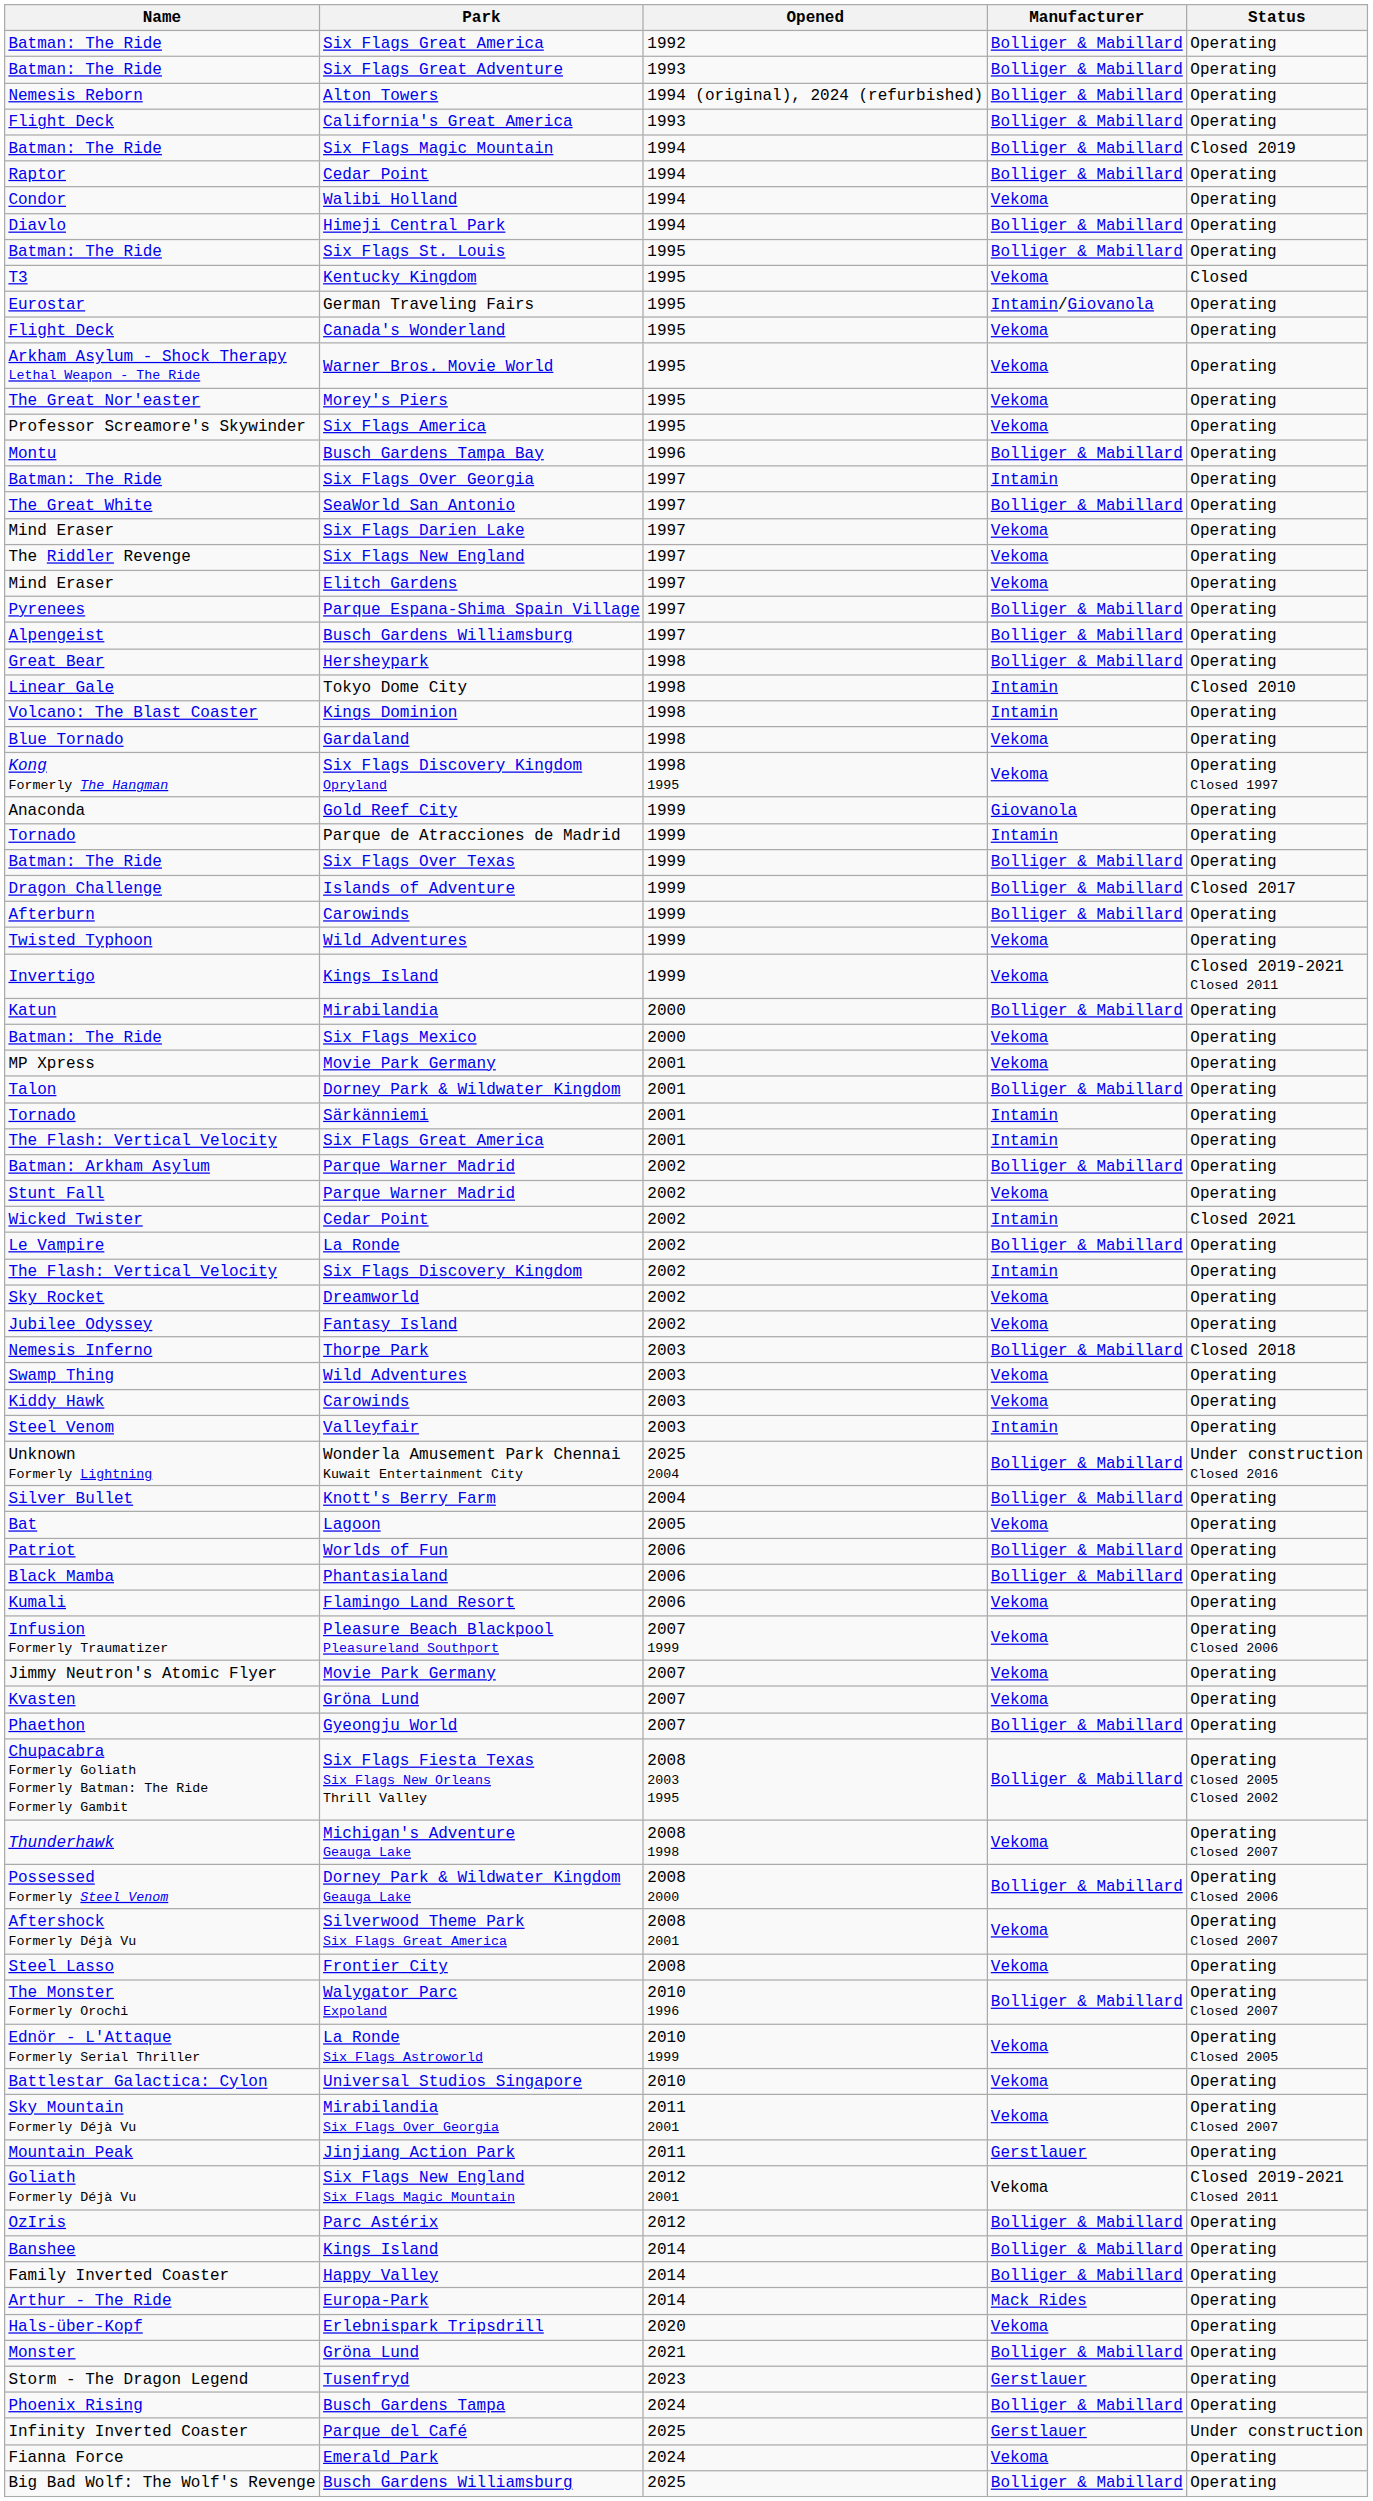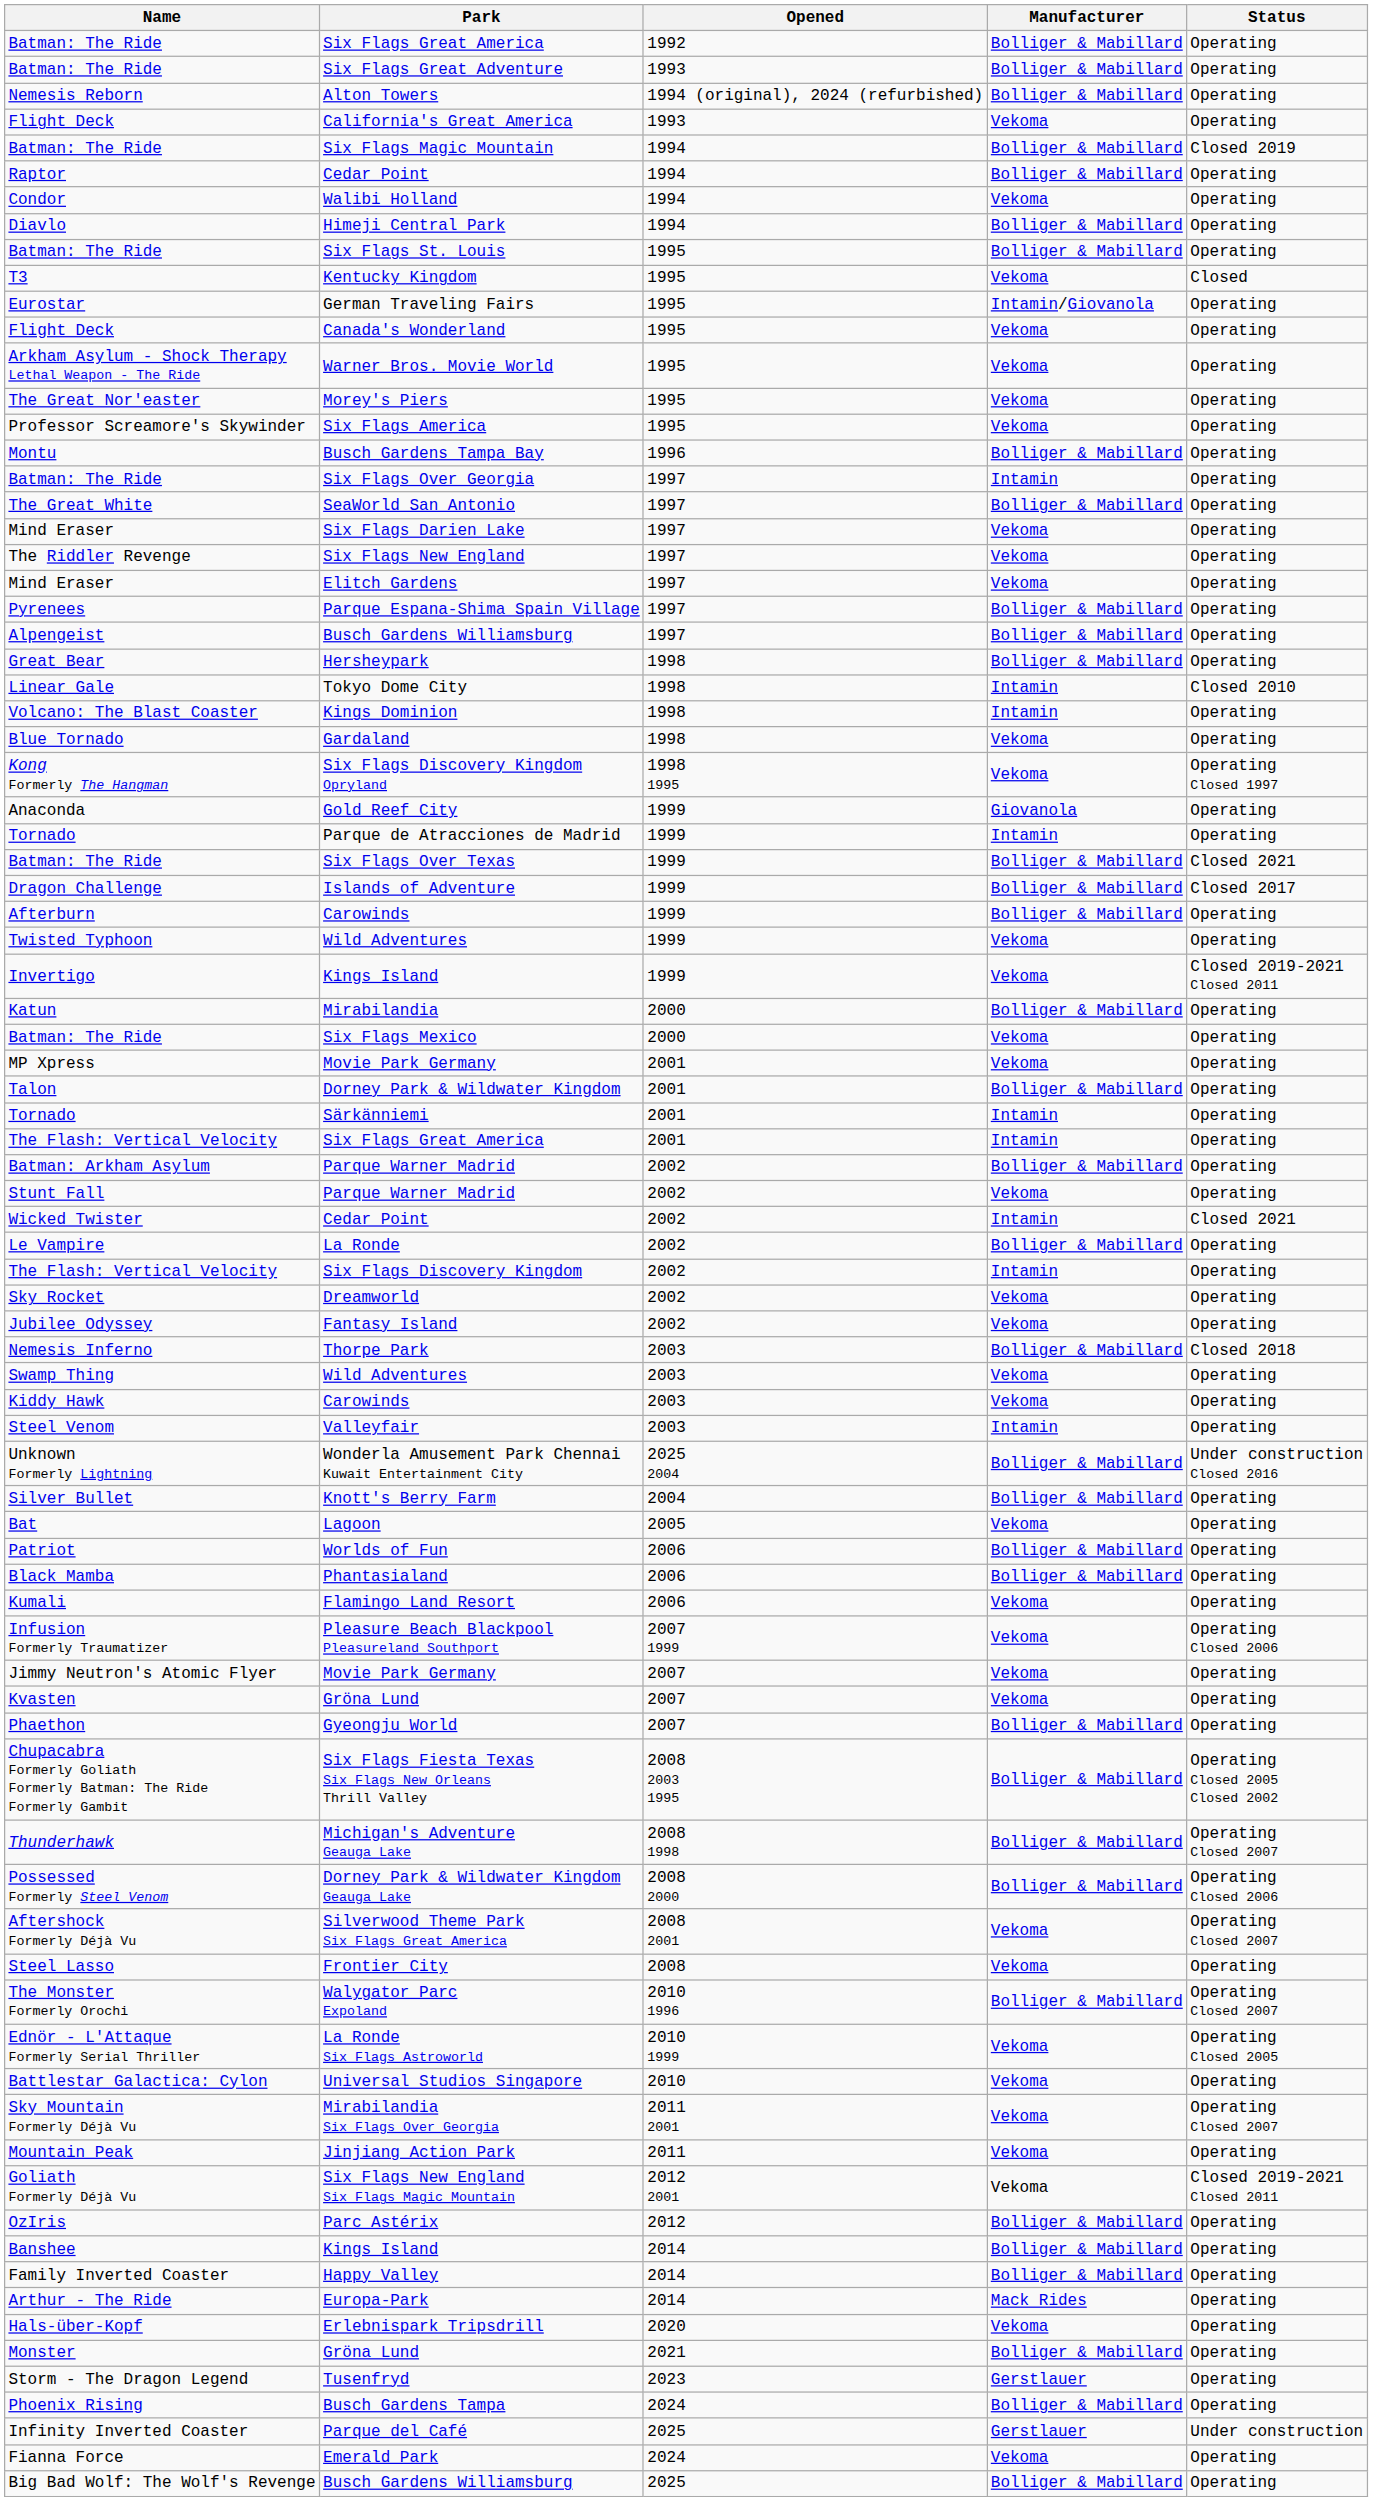(1087, 122) Bolliger & Mabillard -> (1020, 122) Vekoma
(1234, 862) Operating -> (1243, 862) Closed 2021
(1020, 1842) Vekoma -> (1087, 1842) Bolliger & Mabillard
(1039, 2152) Gerstlauer -> (1020, 2152) Vekoma
